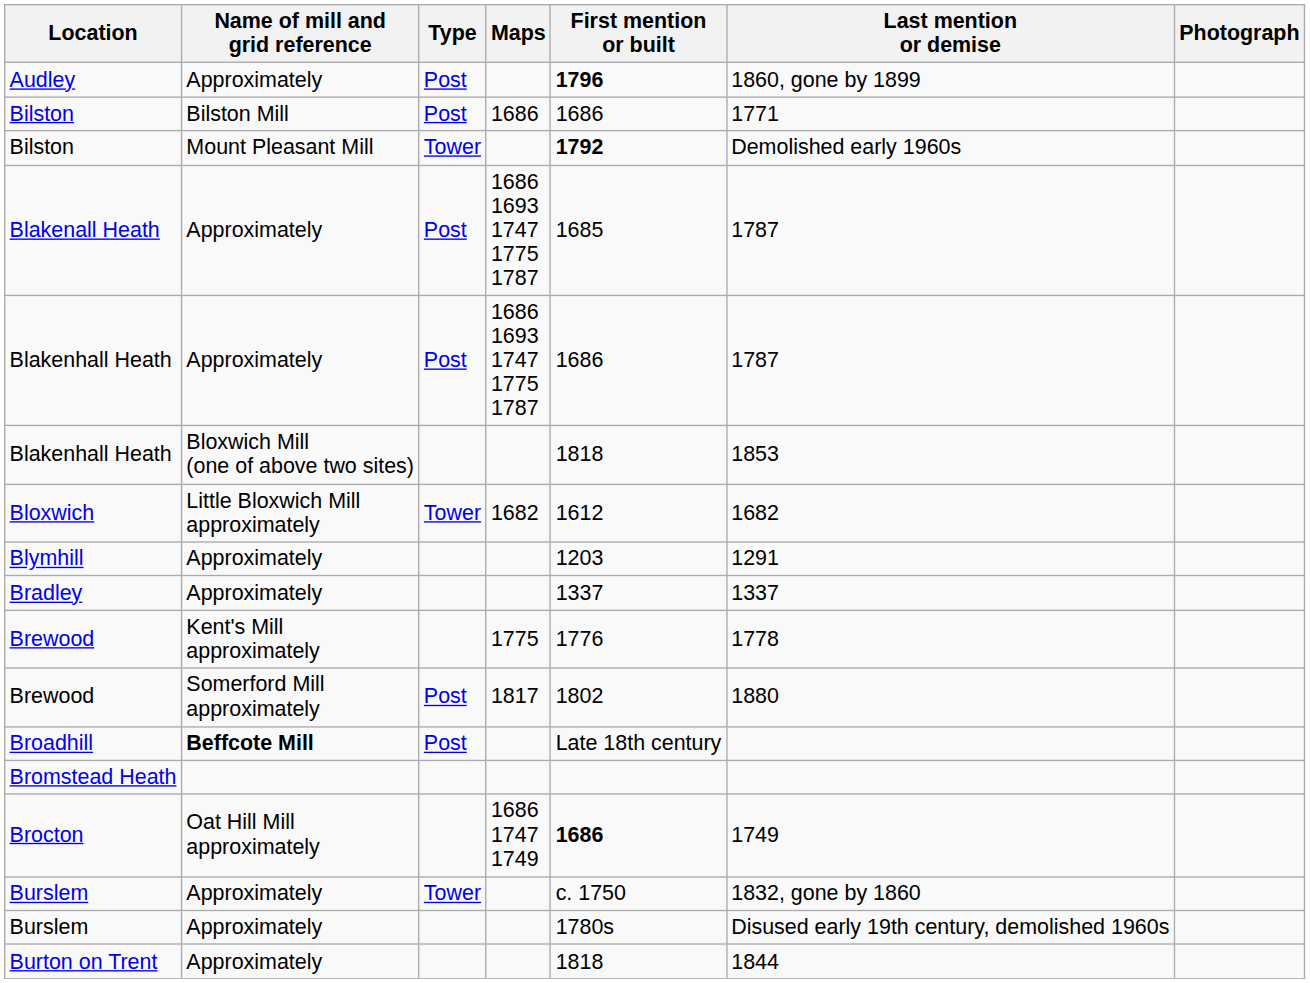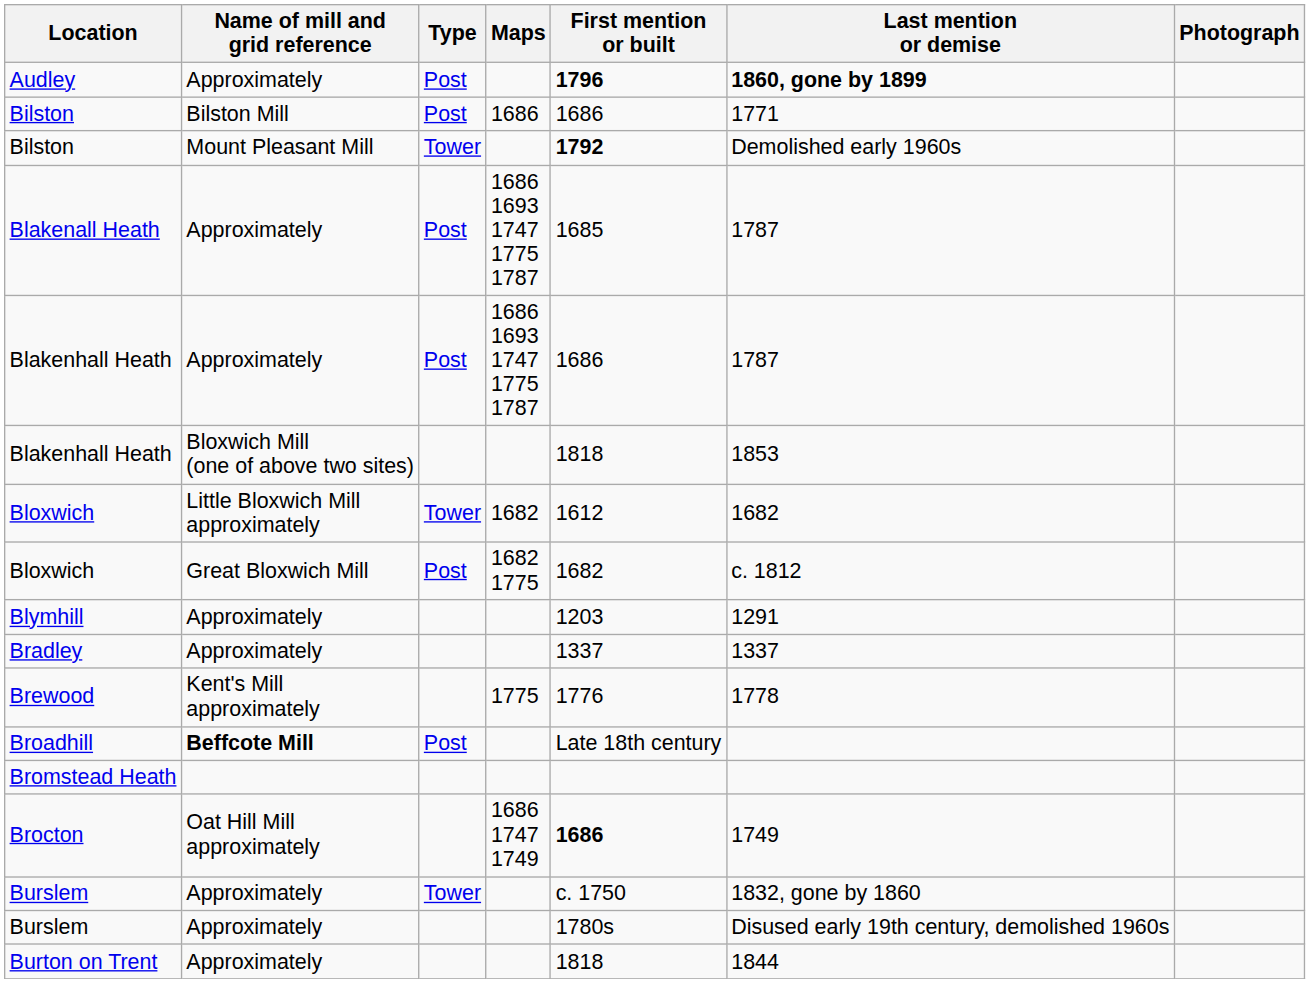(826, 79) normal -> (829, 79) bold
+ row: (52, 570)
- row: (52, 697)
